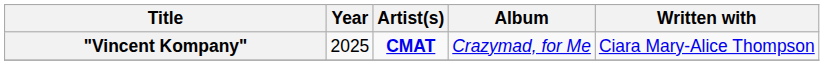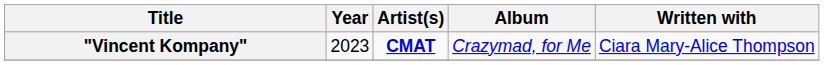(350, 45) 2025 -> (350, 45) 2023
